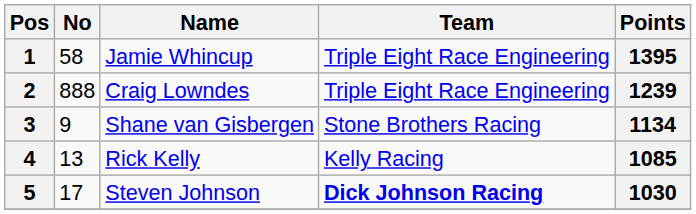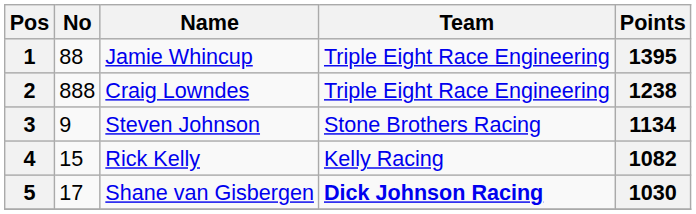(71, 56) 58 -> (71, 56) 88
(653, 90) 1239 -> (653, 90) 1238
(210, 124) Shane van Gisbergen -> (183, 124) Steven Johnson
(71, 159) 13 -> (71, 159) 15
(653, 159) 1085 -> (653, 159) 1082
(183, 193) Steven Johnson -> (210, 193) Shane van Gisbergen
